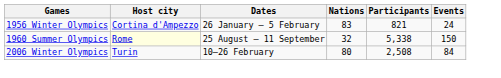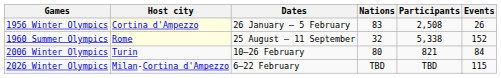(155, 25) no background -> (155, 25) lightyellow background
(399, 25) 821 -> (429, 25) 2,508
(449, 25) 24 -> (479, 25) 26
(449, 39) 150 -> (479, 39) 152
(399, 53) 2,508 -> (429, 53) 821
+ row: (57, 66)
